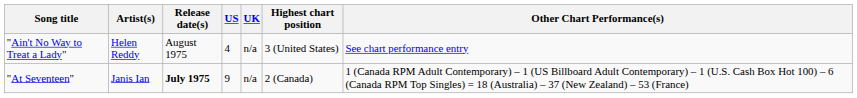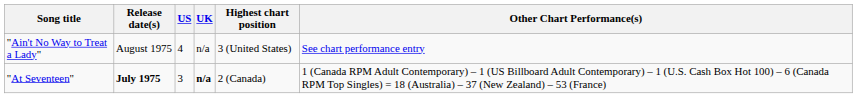- column: (136, 19)
(227, 78) 9 -> (180, 78) 3
(250, 78) normal -> (204, 78) bold
